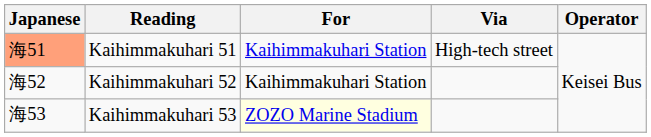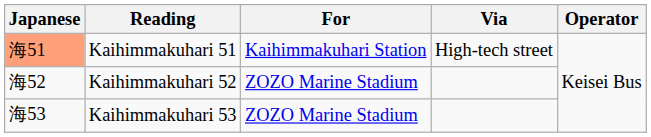(336, 82) Kaihimmakuhari Station -> (331, 82) ZOZO Marine Stadium
(331, 115) lightyellow background -> (331, 115) no background
